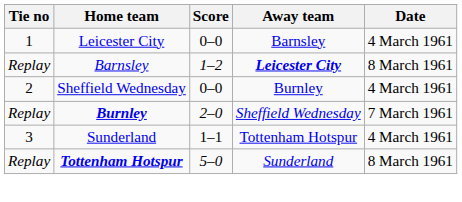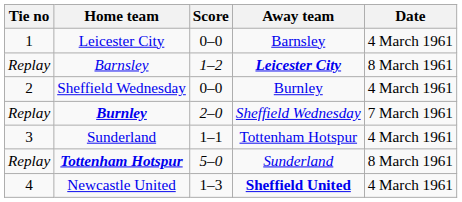+ row: (122, 185)
